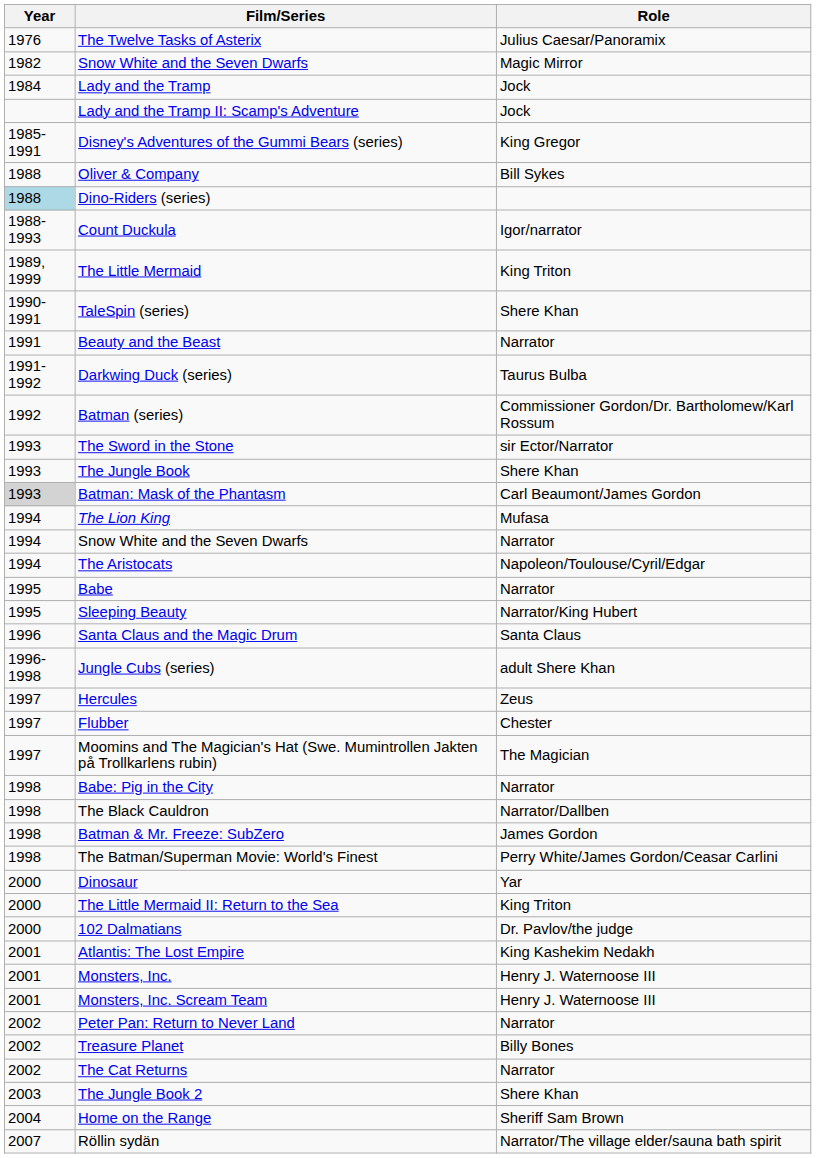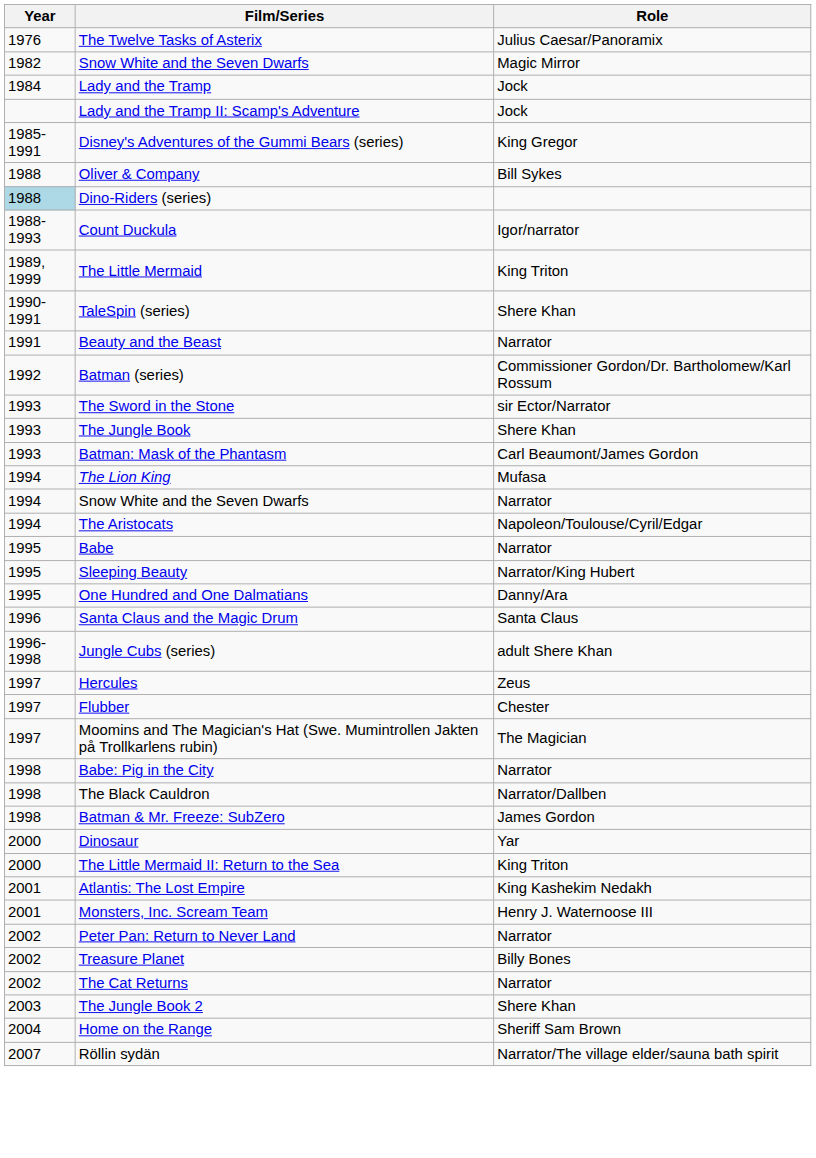- row: (155, 374)
(24, 494) lightgrey background -> (24, 453) no background
+ row: (193, 595)
- row: (228, 858)
- row: (130, 928)
- row: (125, 976)
